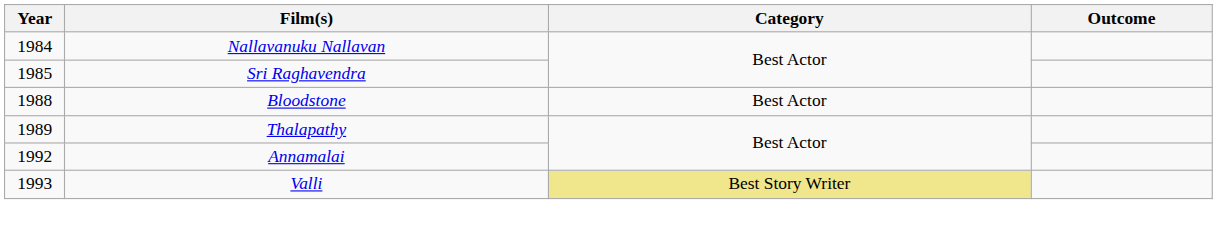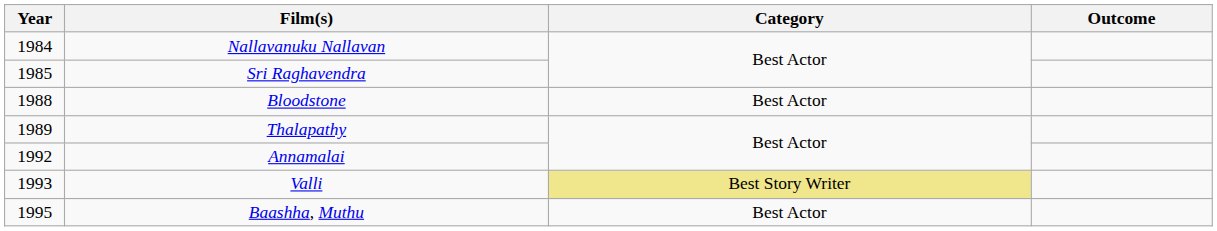+ row: (306, 211)
